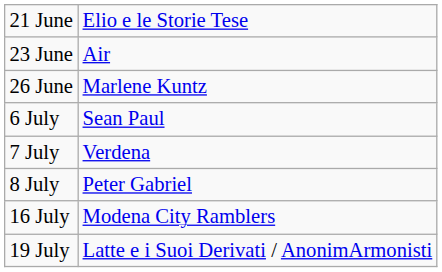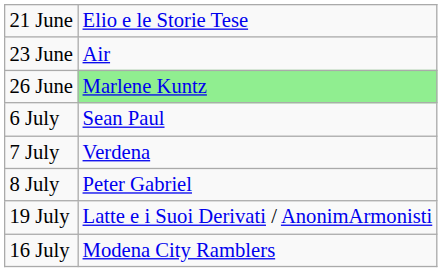(145, 86) no background -> (145, 86) lightgreen background
rows swapped: (40, 217) <-> (40, 250)
